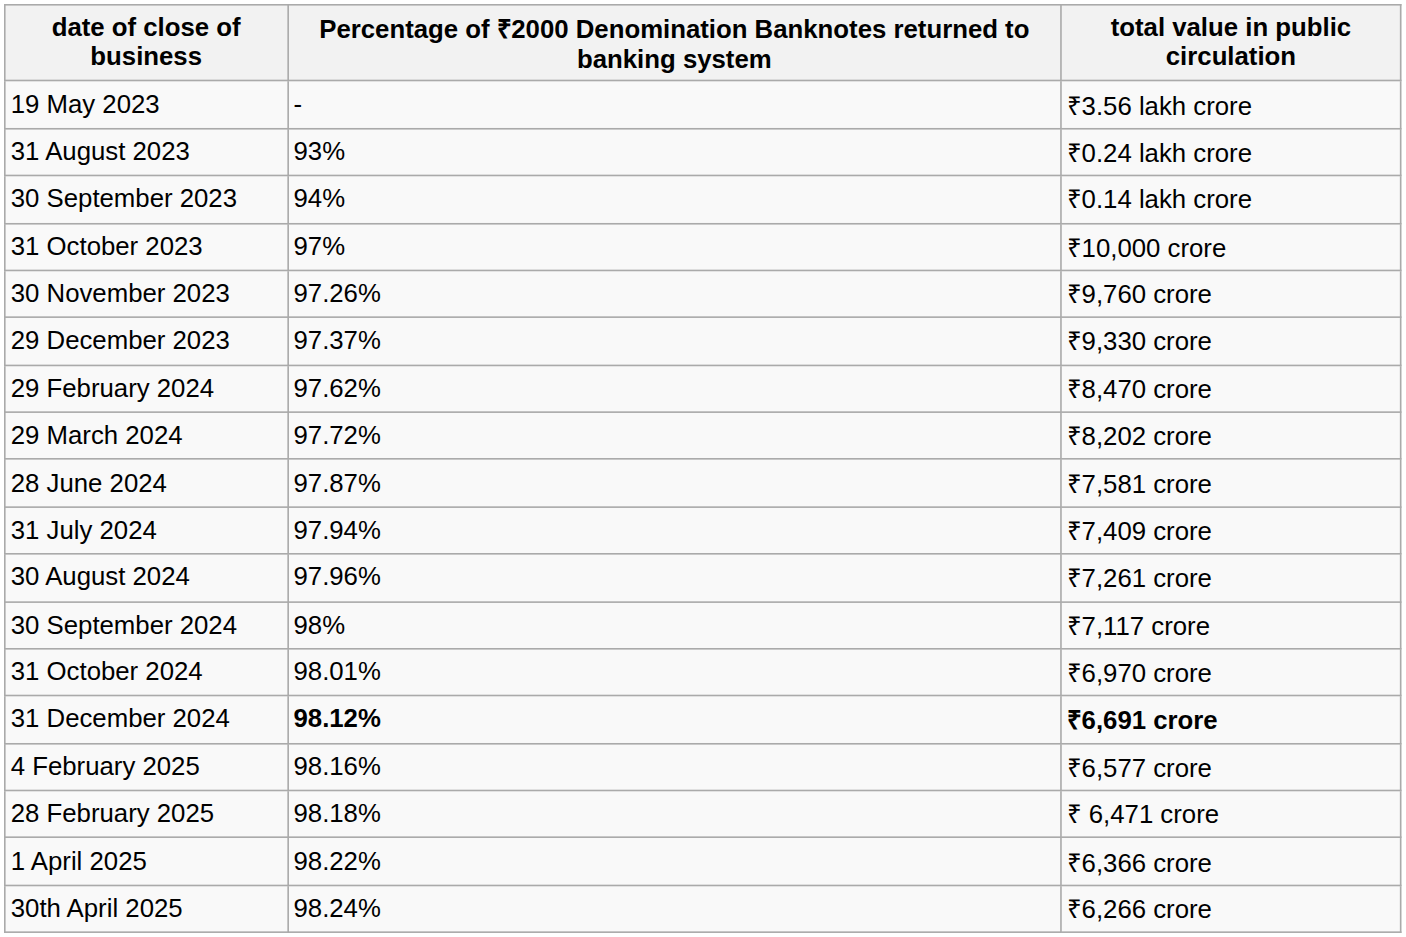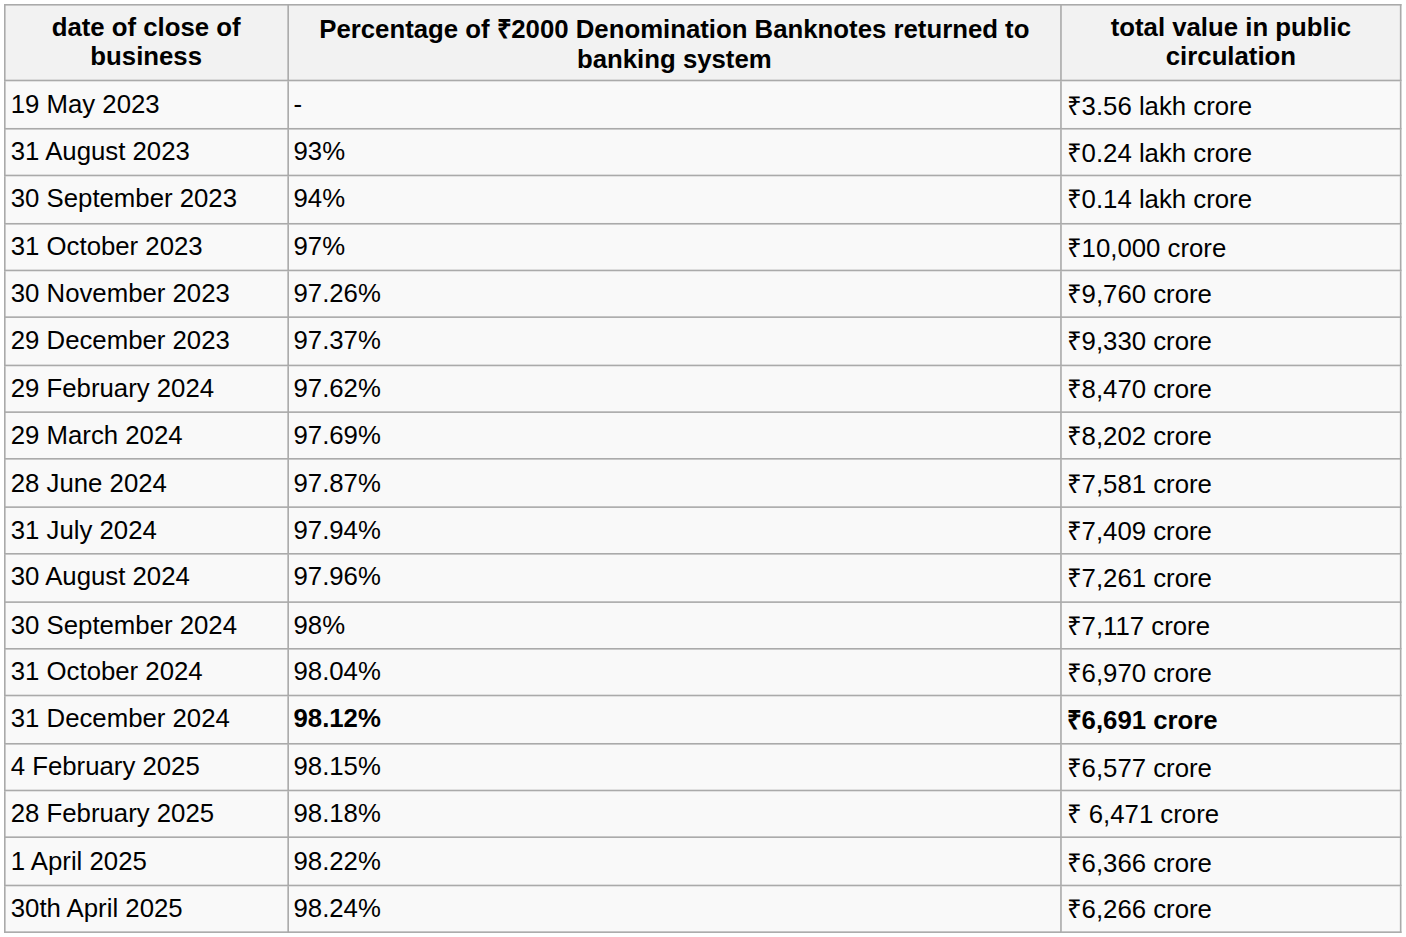(337, 435) 97.72% -> (337, 435) 97.69%
(337, 671) 98.01% -> (337, 671) 98.04%
(337, 766) 98.16% -> (337, 766) 98.15%
